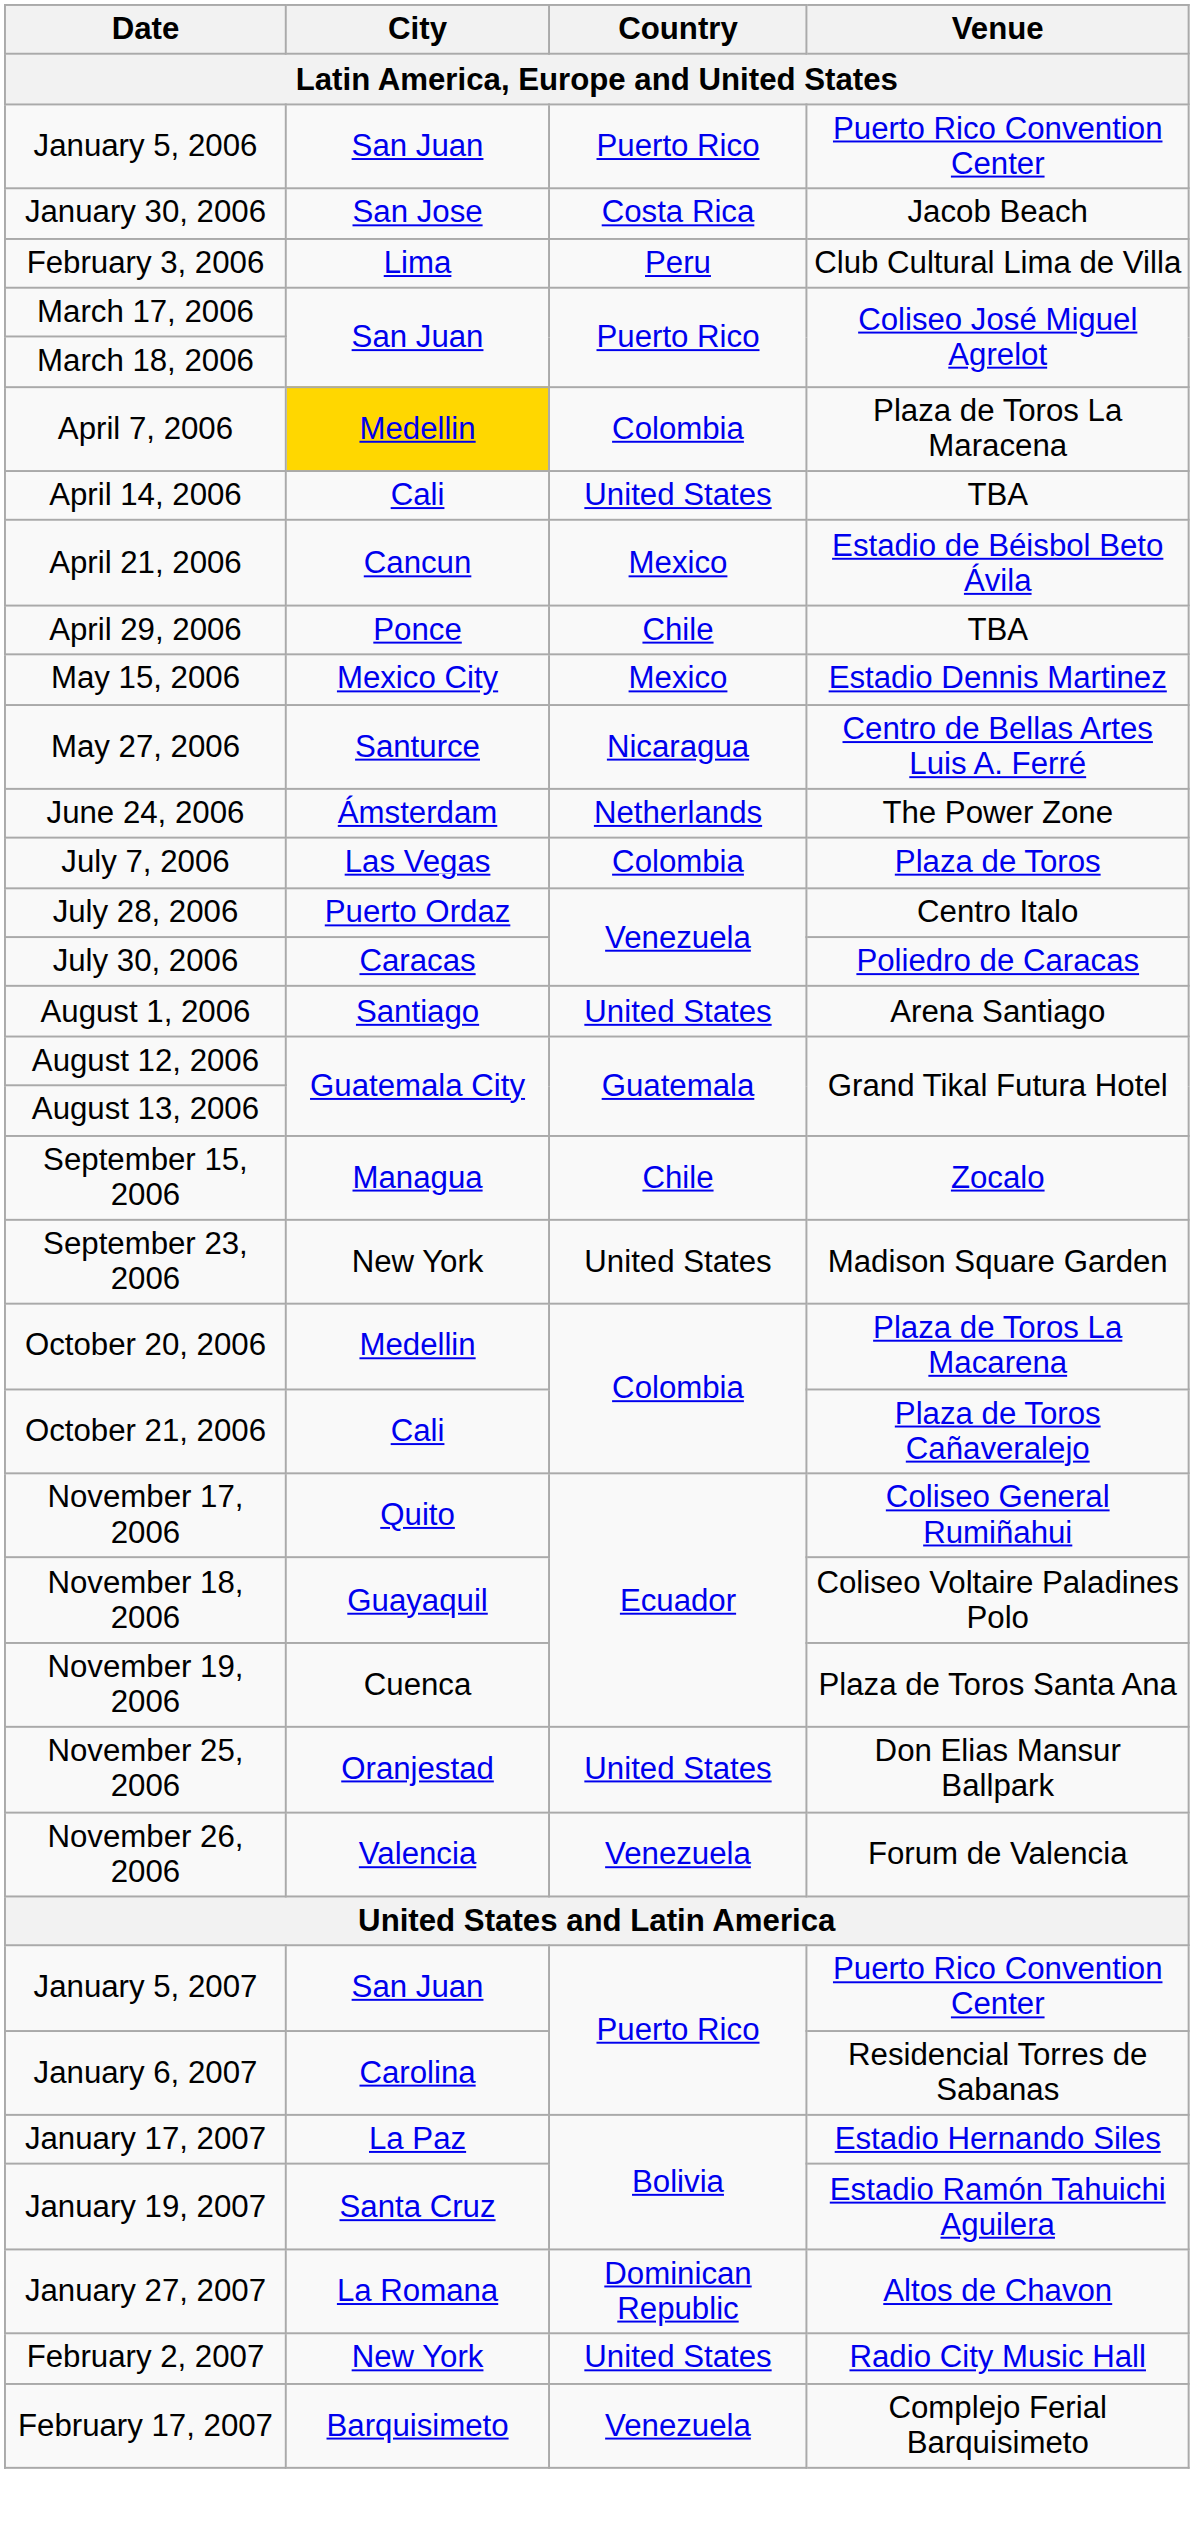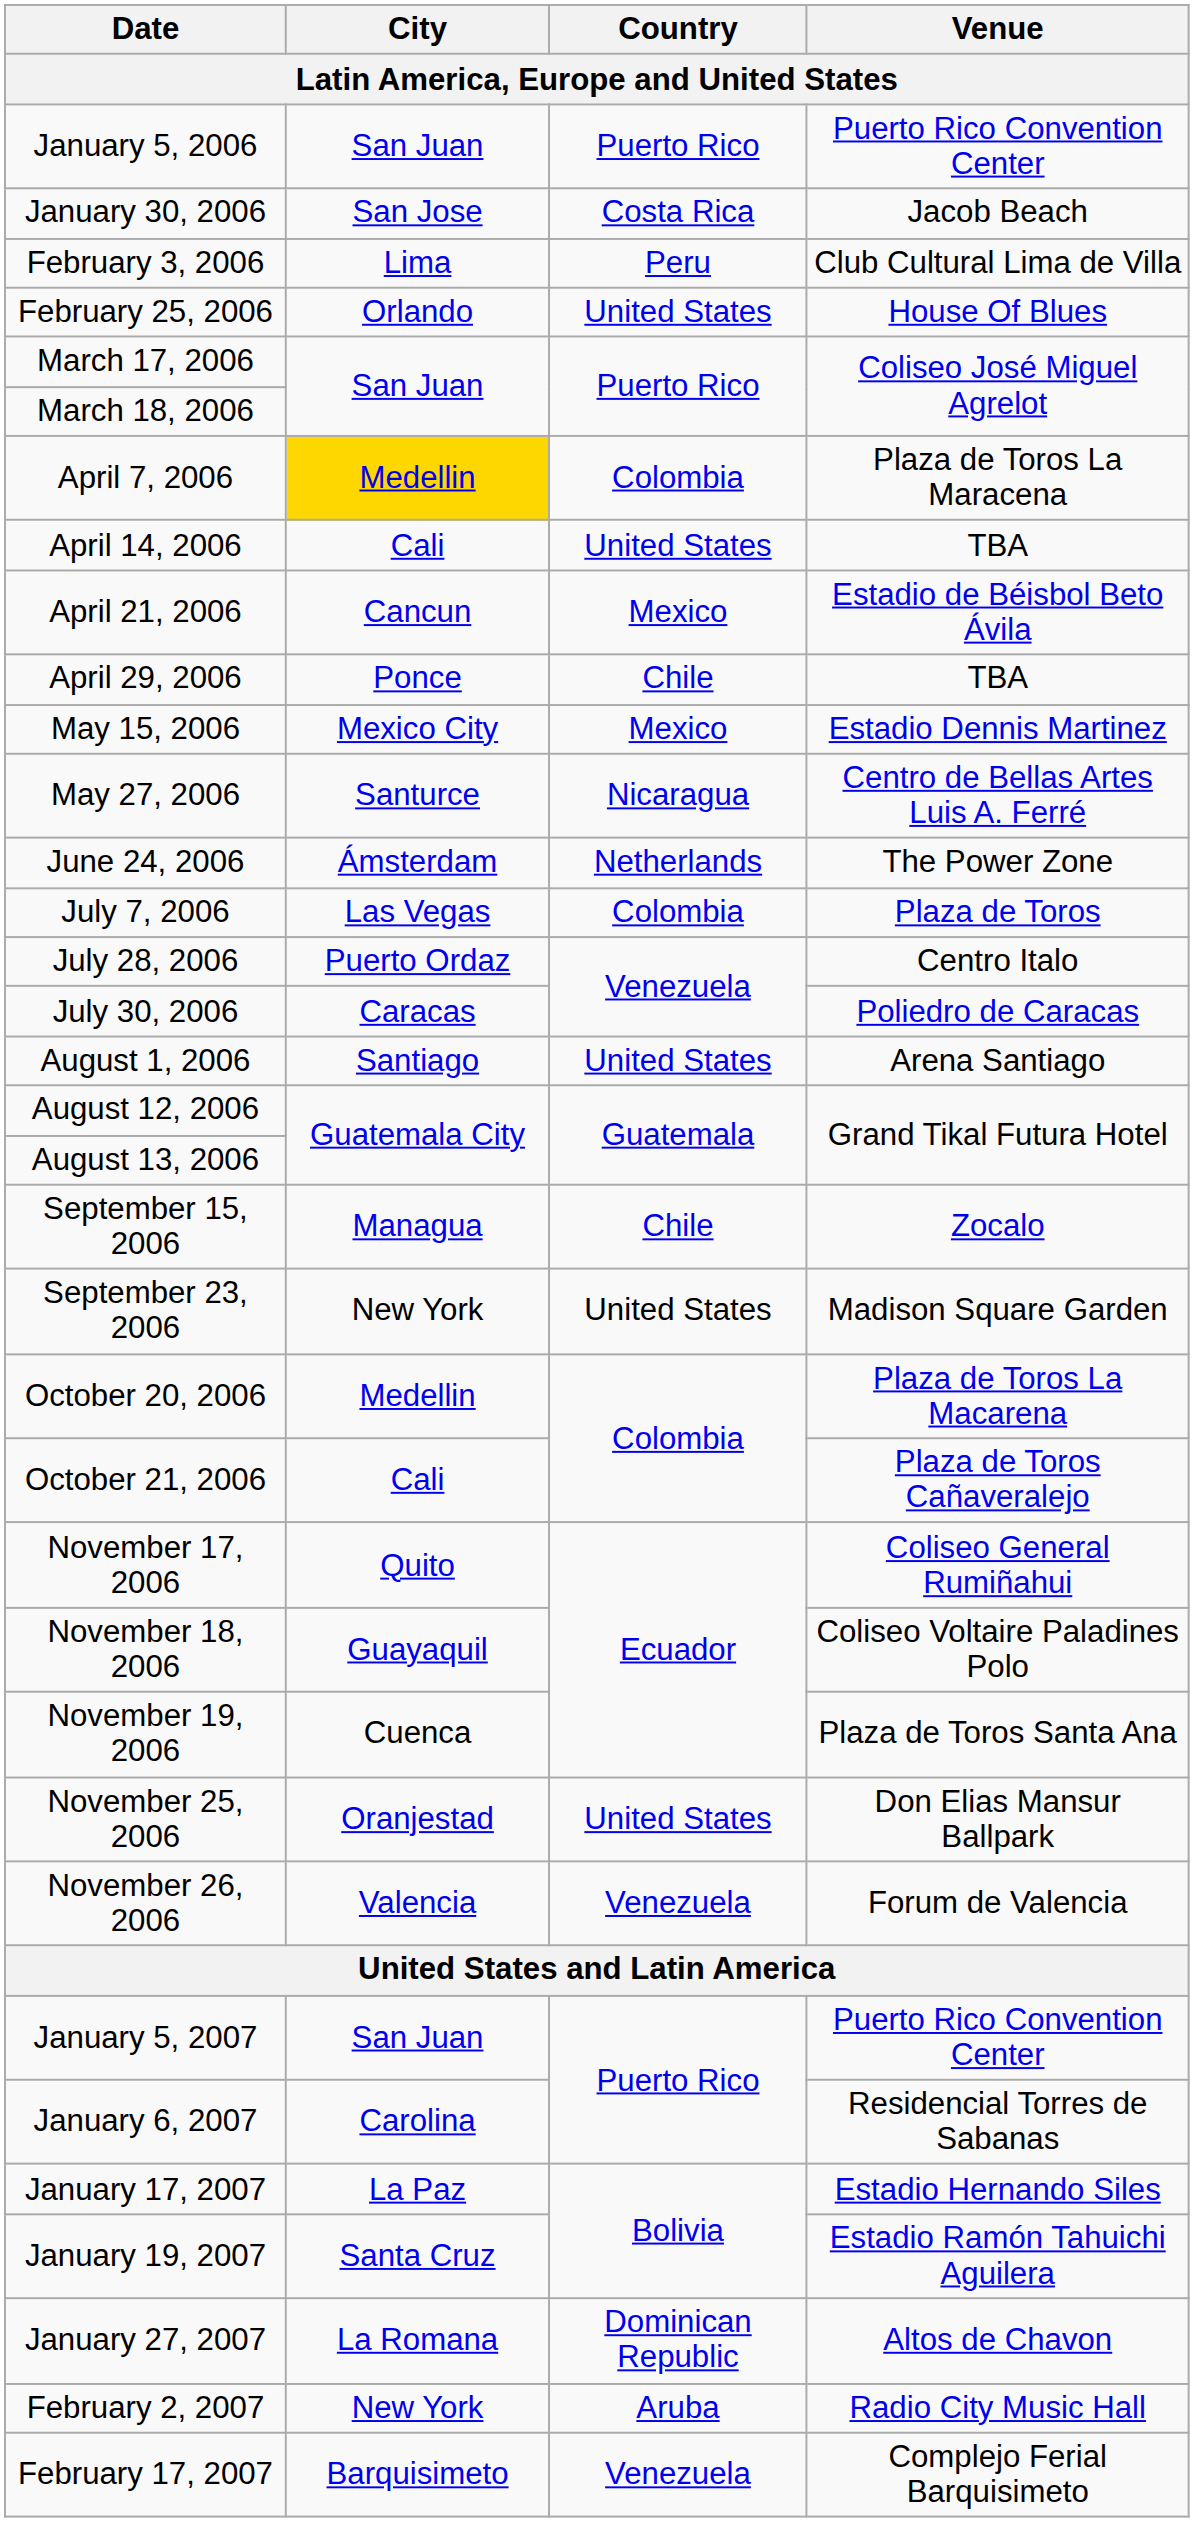+ row: (145, 311)
(678, 2357) United States -> (678, 2407) Aruba
